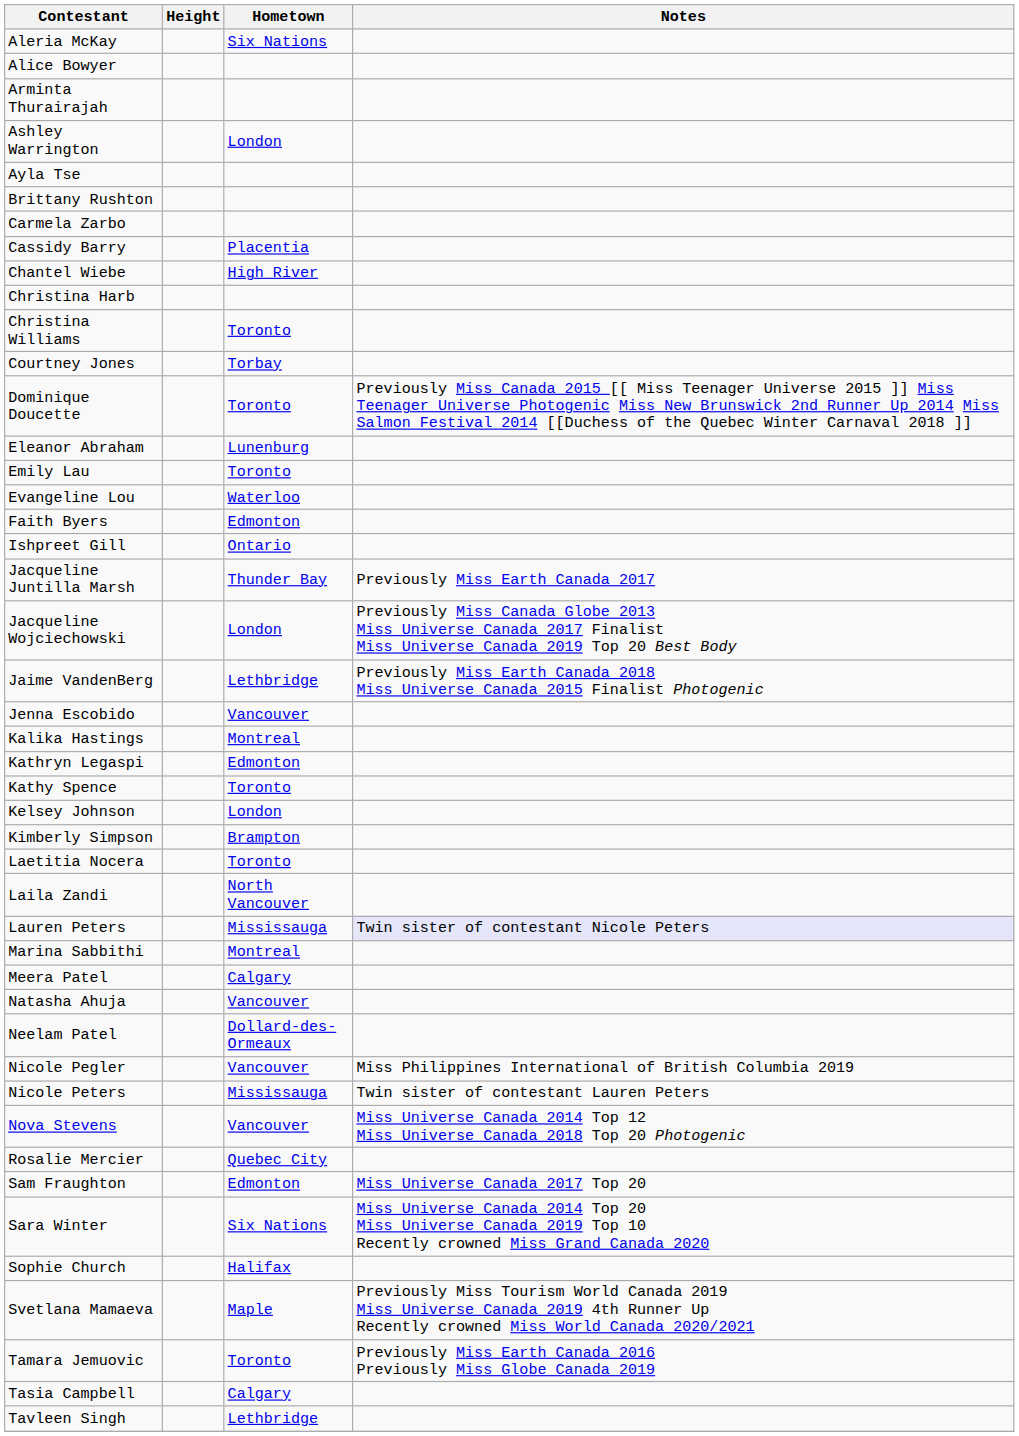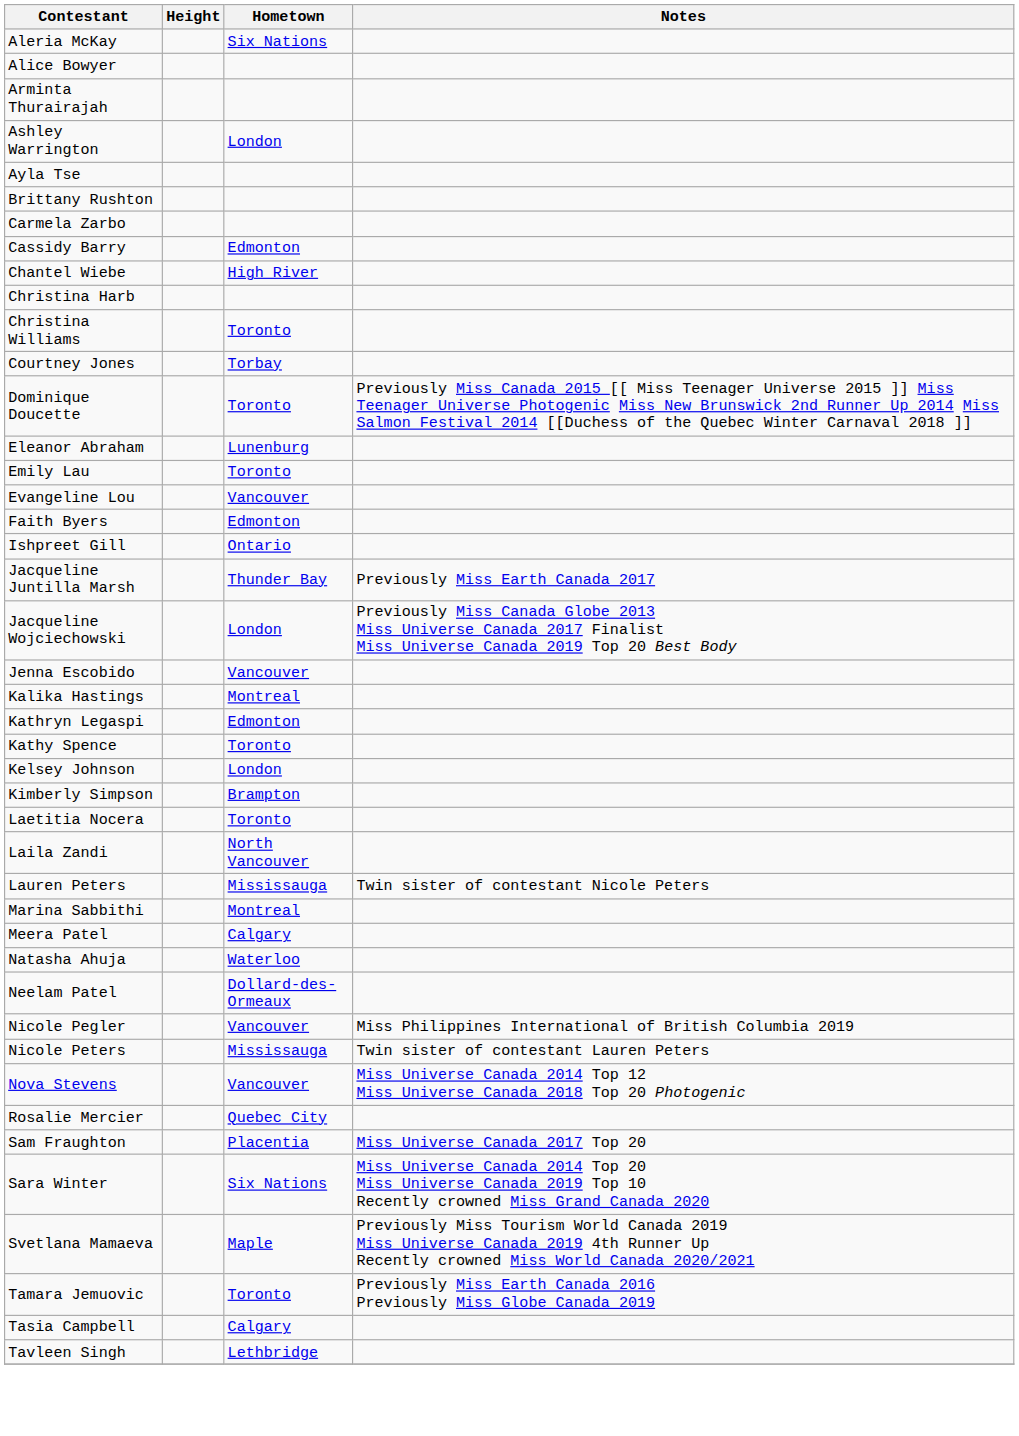(268, 248) Placentia -> (264, 248) Edmonton
(264, 497) Waterloo -> (268, 497) Vancouver
- row: (81, 681)
(533, 928) lavender background -> (533, 886) no background
(268, 1002) Vancouver -> (264, 960) Waterloo
(264, 1184) Edmonton -> (268, 1142) Placentia
- row: (67, 1268)
